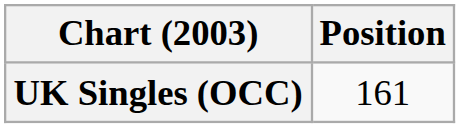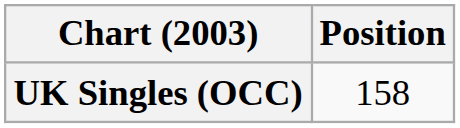(383, 91) 161 -> (383, 91) 158
